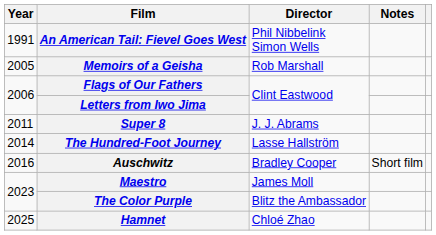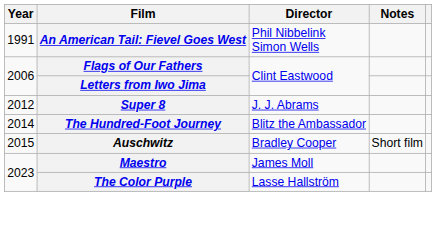- row: (143, 66)
(20, 124) 2011 -> (21, 104) 2012
(295, 143) Lasse Hallström -> (309, 124) Blitz the Ambassador
(21, 162) 2016 -> (21, 143) 2015
(309, 201) Blitz the Ambassador -> (295, 182) Lasse Hallström
- row: (143, 220)
